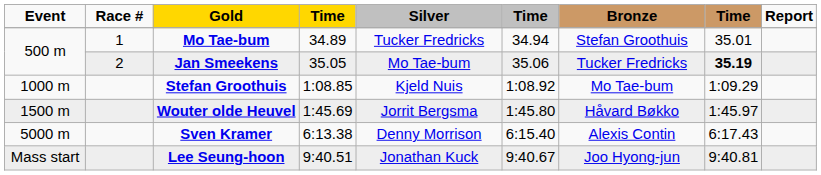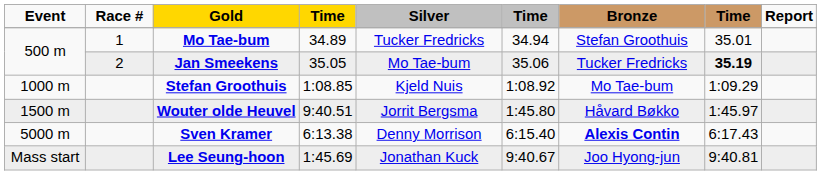(328, 110) 1:45.69 -> (328, 110) 9:40.51
(632, 134) normal -> (632, 134) bold
(328, 157) 9:40.51 -> (328, 157) 1:45.69
